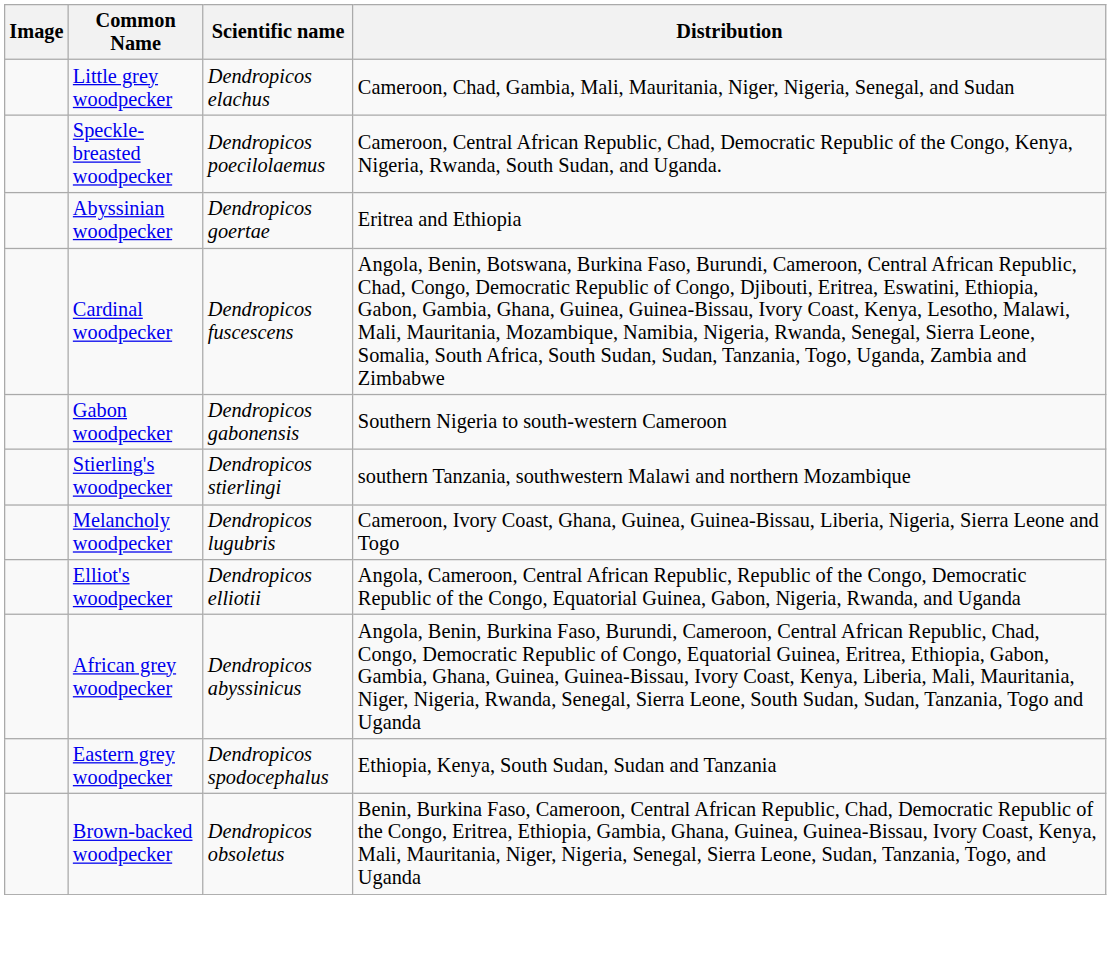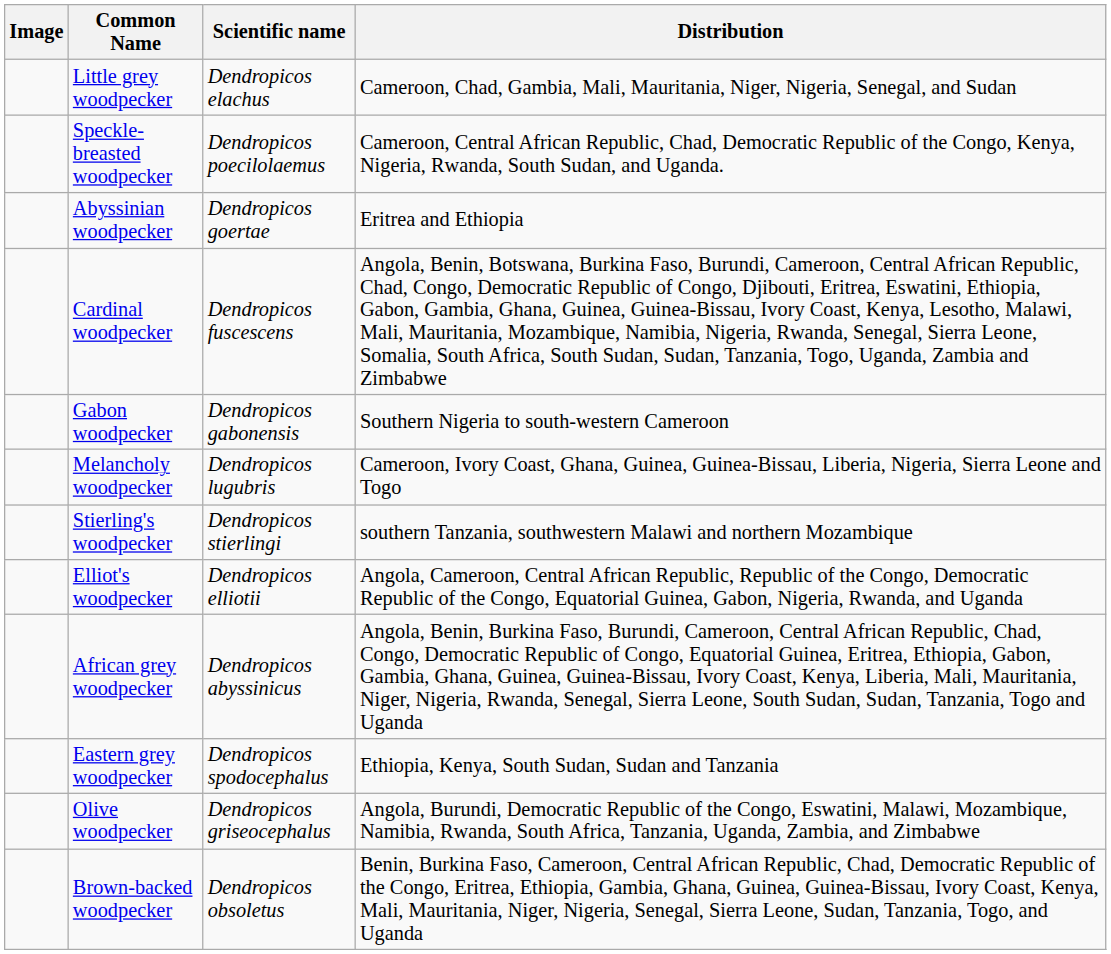rows swapped: (123, 531) <-> (123, 476)
+ row: (123, 820)
